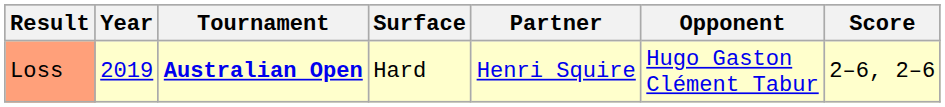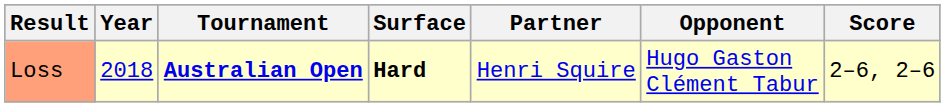(127, 72) 2019 -> (127, 72) 2018
(400, 72) normal -> (400, 72) bold
